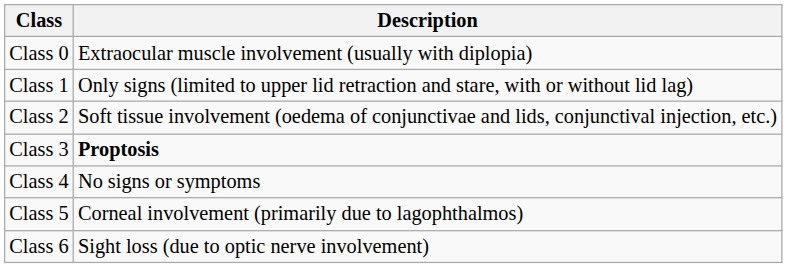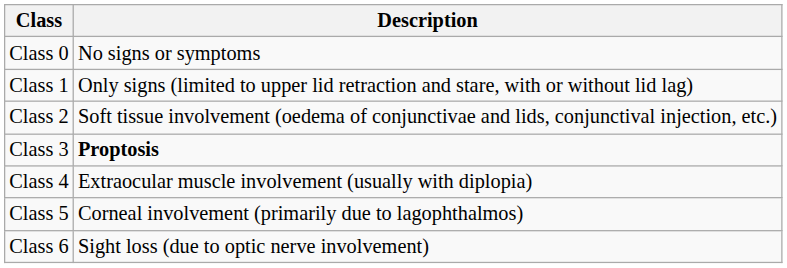(305, 52) Extraocular muscle involvement (usually with diplopia) -> (169, 52) No signs or symptoms
(169, 181) No signs or symptoms -> (305, 181) Extraocular muscle involvement (usually with diplopia)
